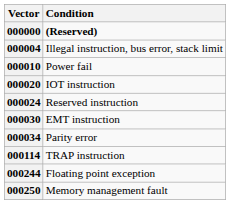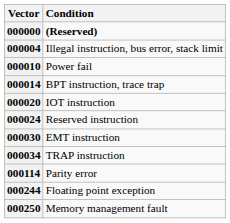+ row: (24, 84)
(71, 137) Parity error -> (85, 155) TRAP instruction
(85, 155) TRAP instruction -> (71, 173) Parity error
